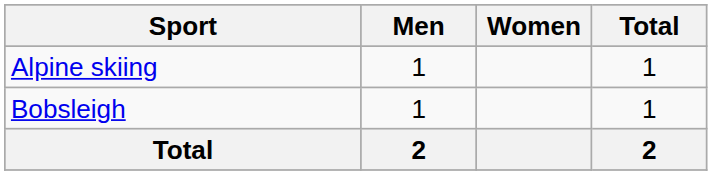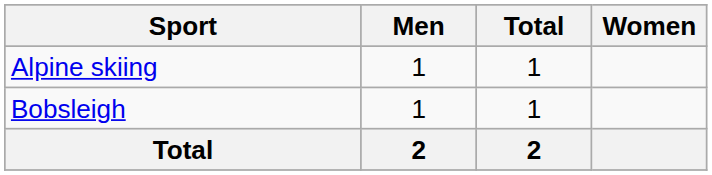columns swapped: (534, 26) <-> (649, 26)
